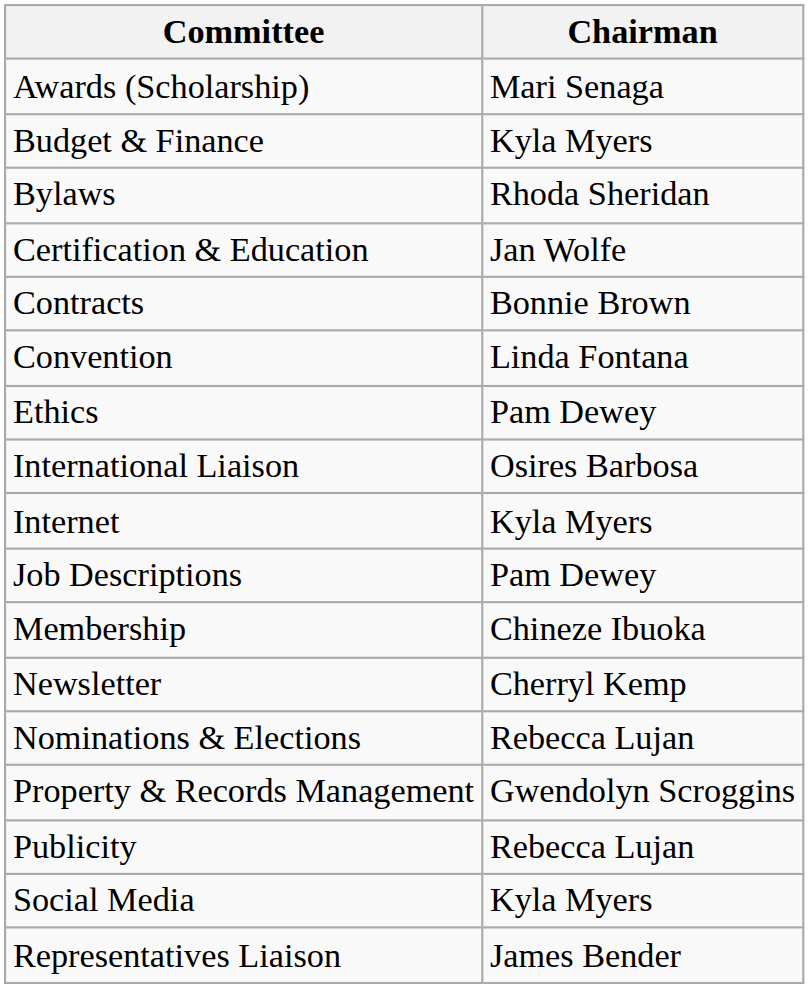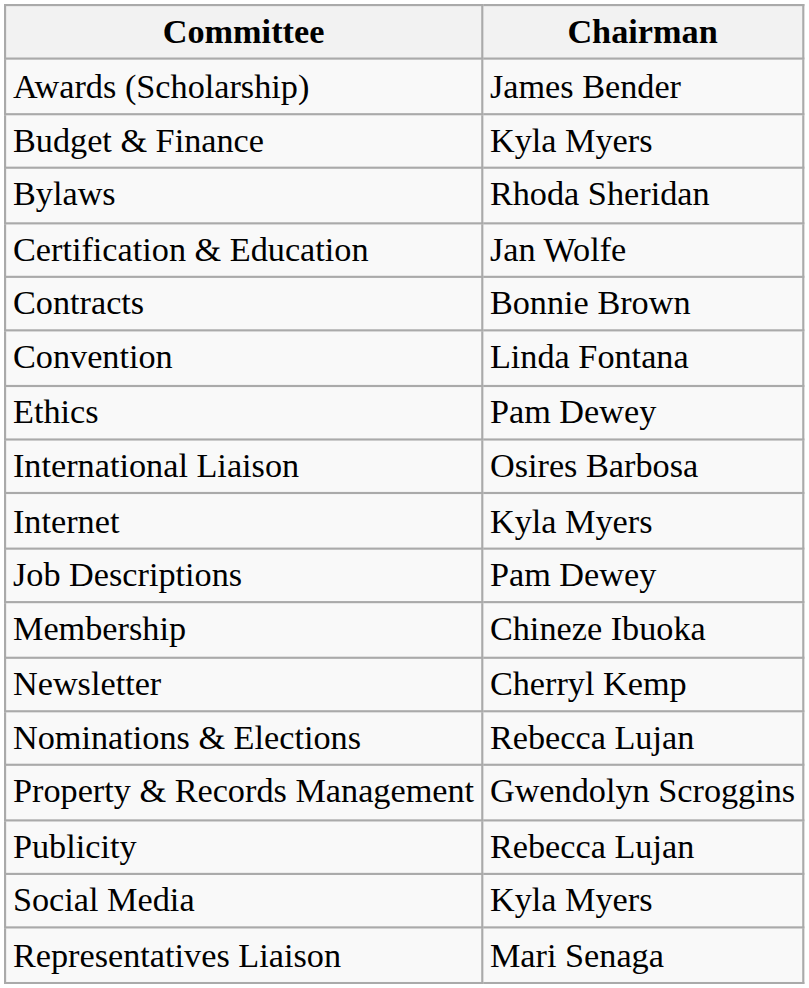(577, 85) Mari Senaga -> (585, 85) James Bender
(585, 954) James Bender -> (577, 954) Mari Senaga
